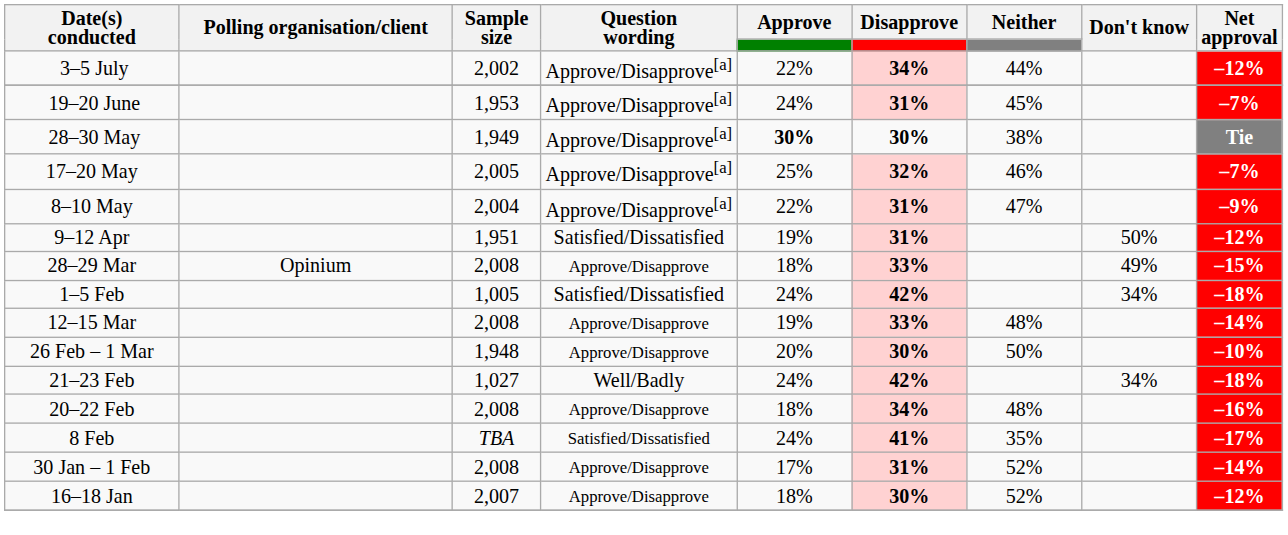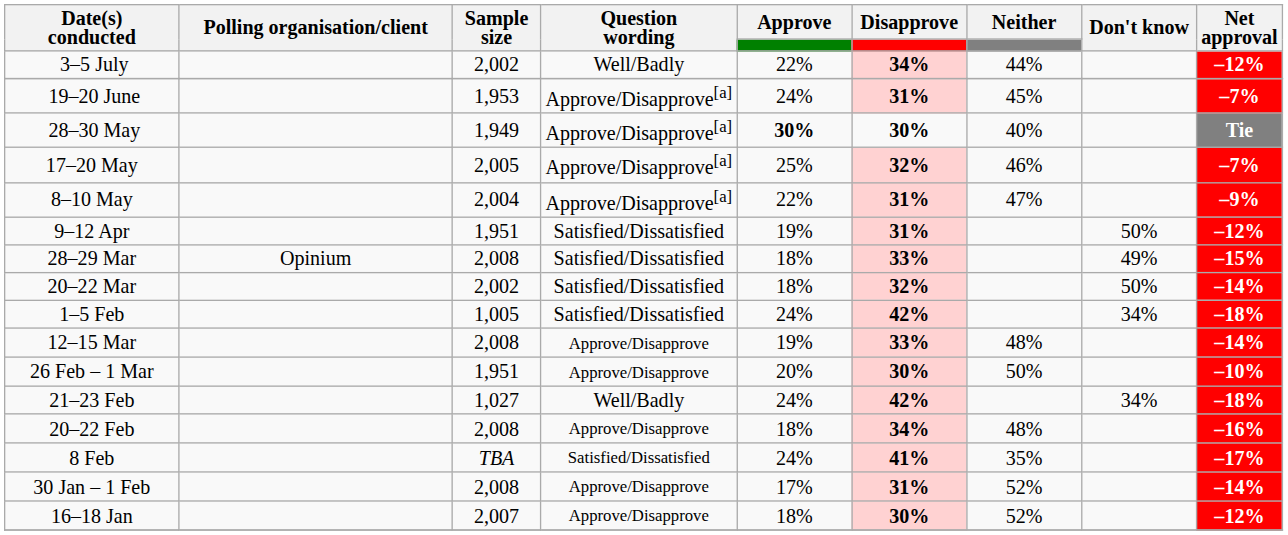(639, 69) Approve/Disapprove[a] -> (639, 64) Well/Badly
(1024, 137) 38% -> (1024, 130) 40%
(639, 267) Approve/Disapprove -> (639, 258) Satisfied/Dissatisfied
+ row: (92, 286)
(497, 351) 1,948 -> (497, 371) 1,951
